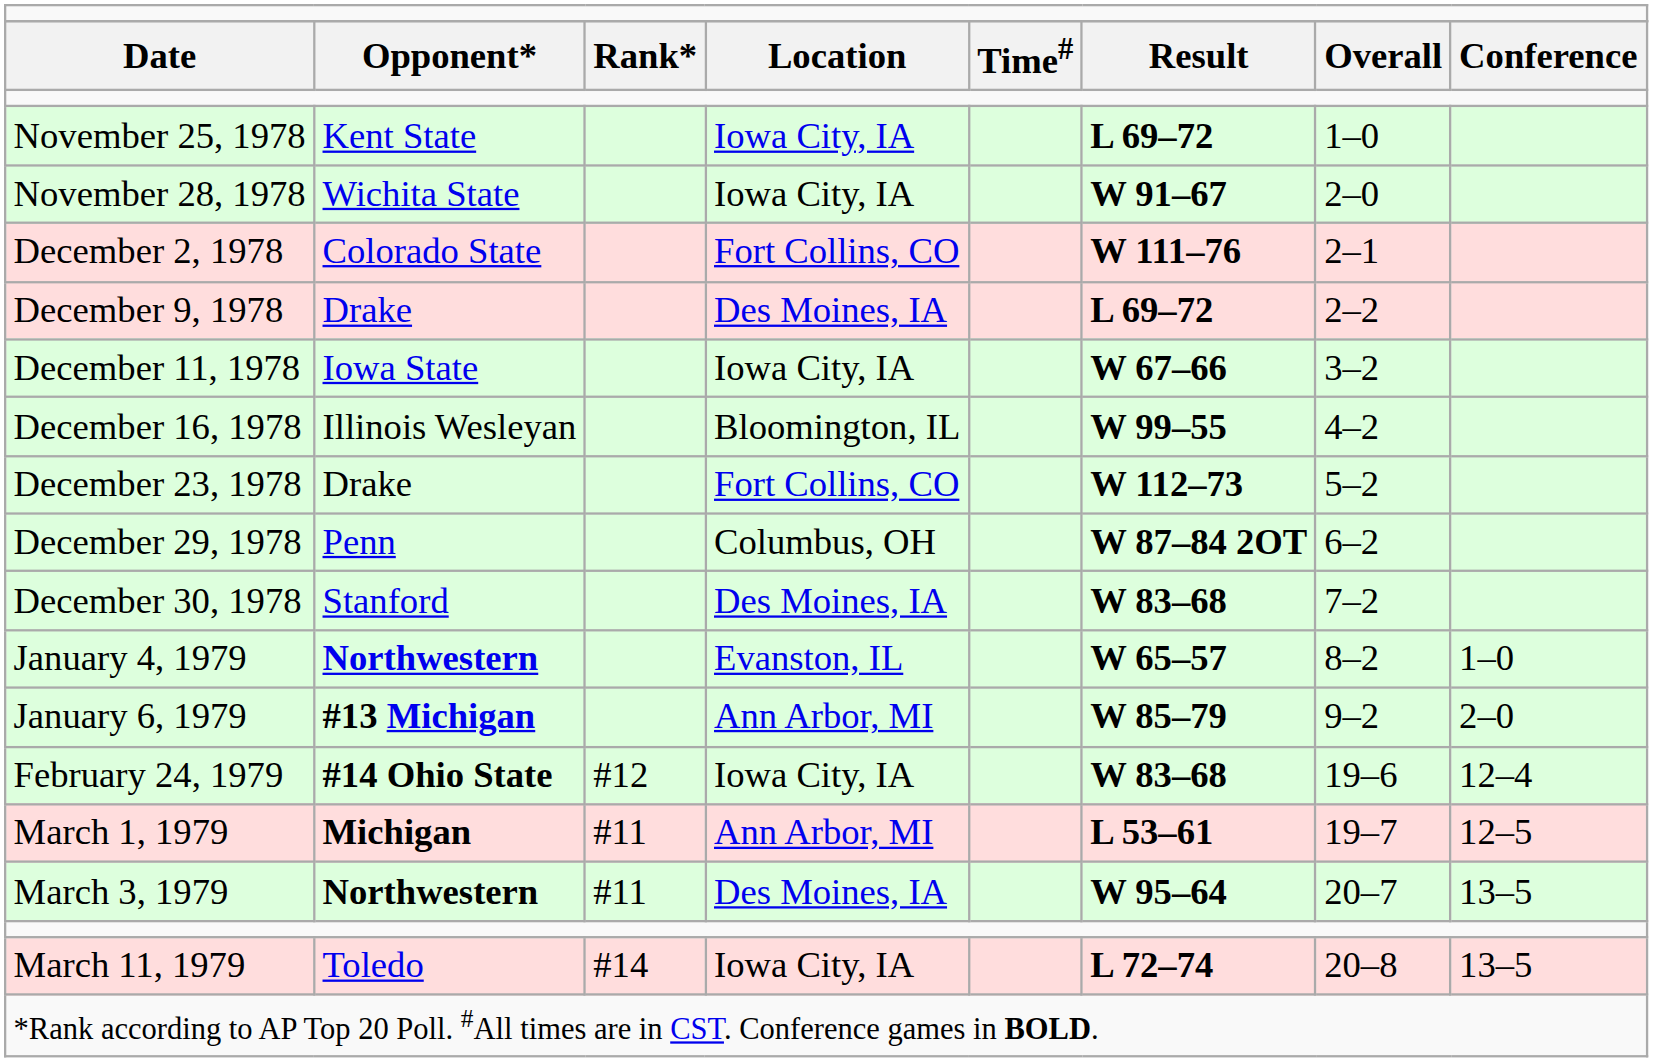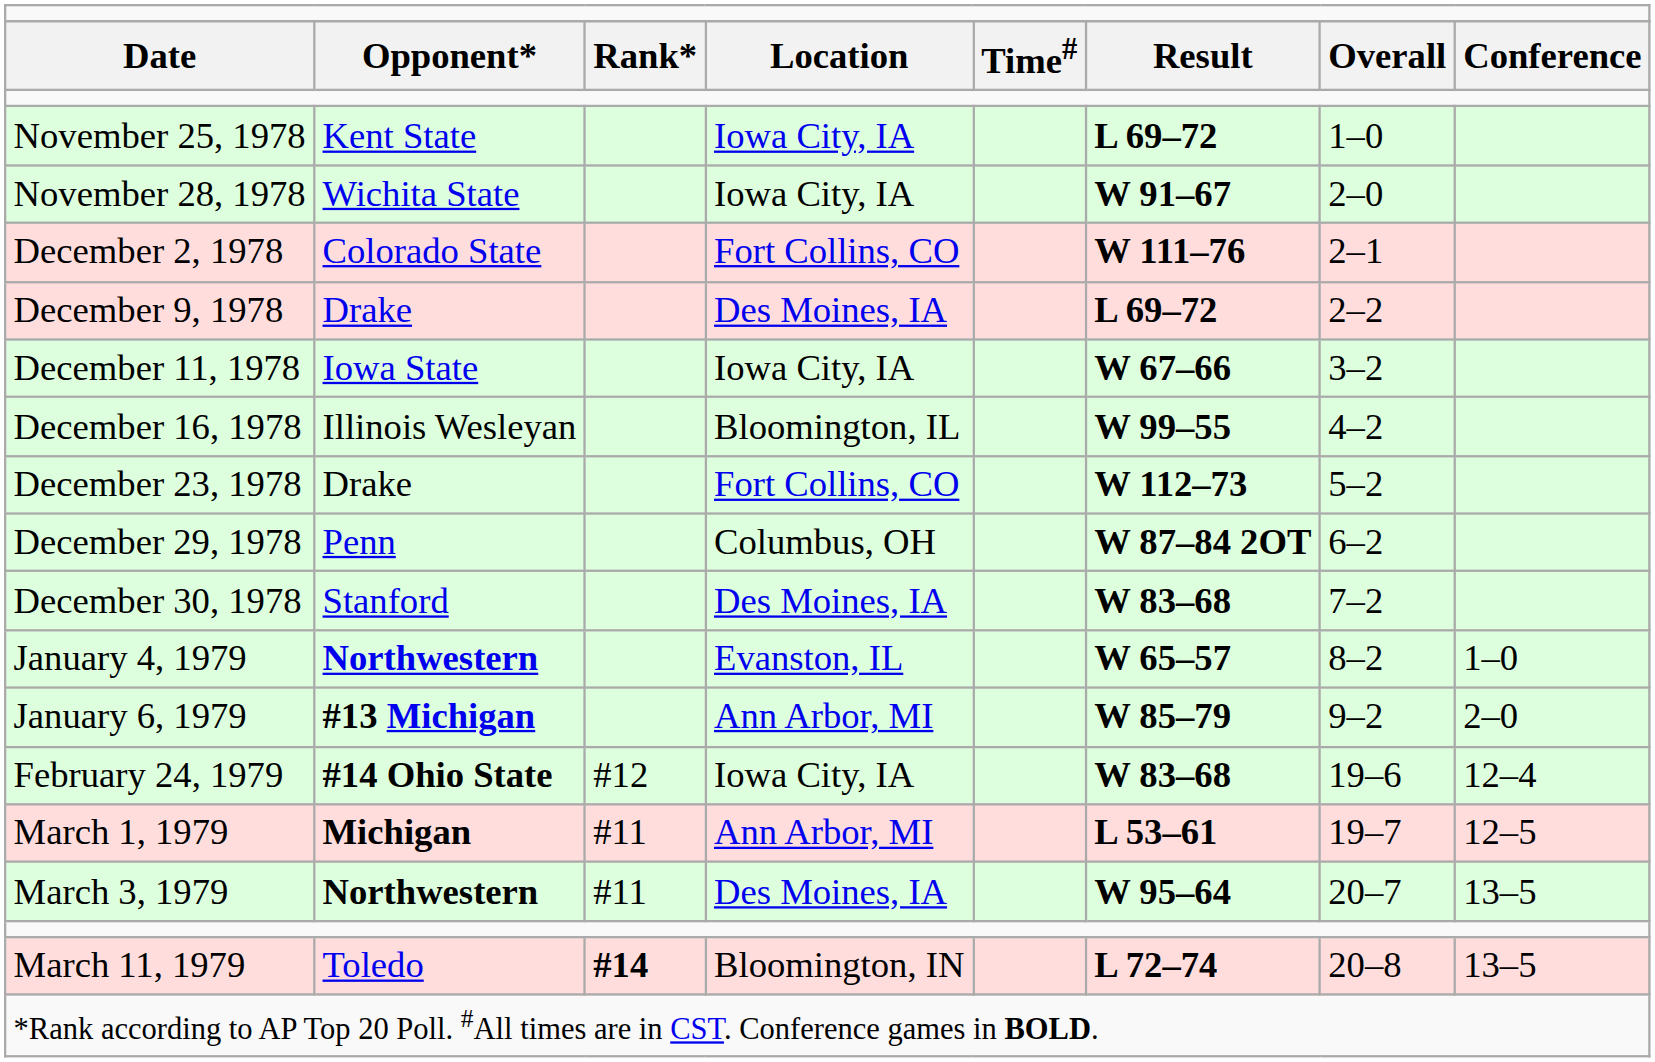(621, 965) normal -> (621, 965) bold
(814, 965) Iowa City, IA -> (839, 965) Bloomington, IN
